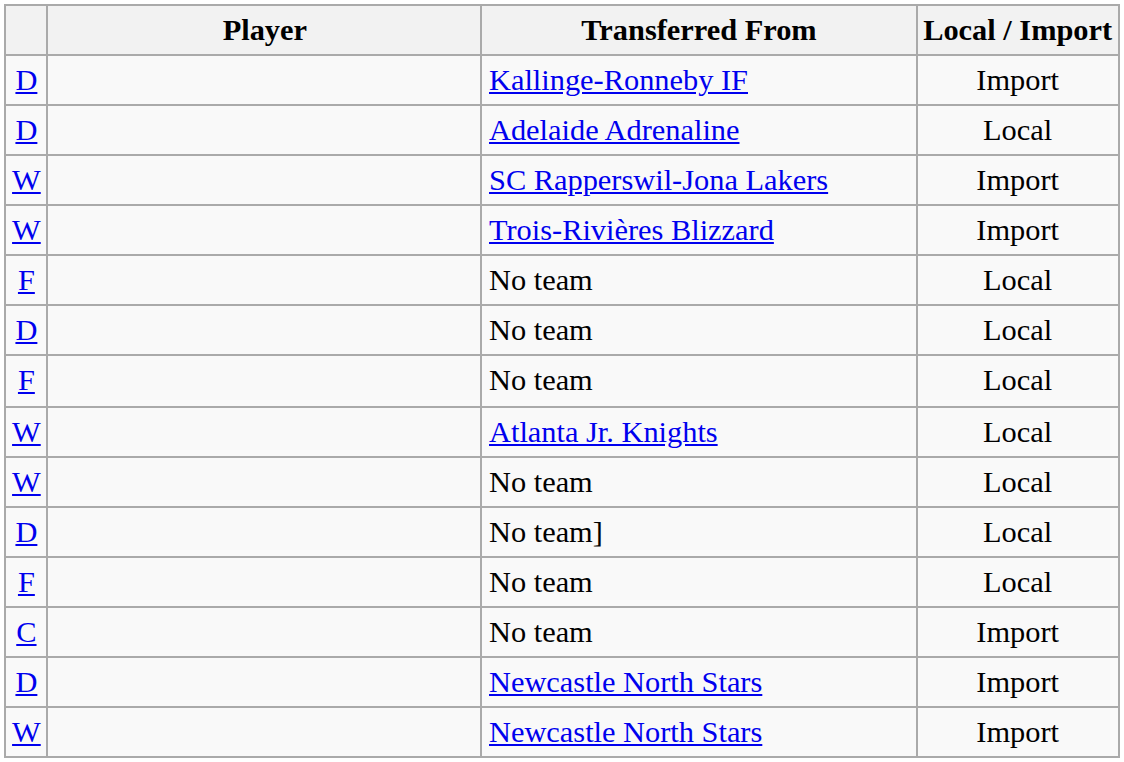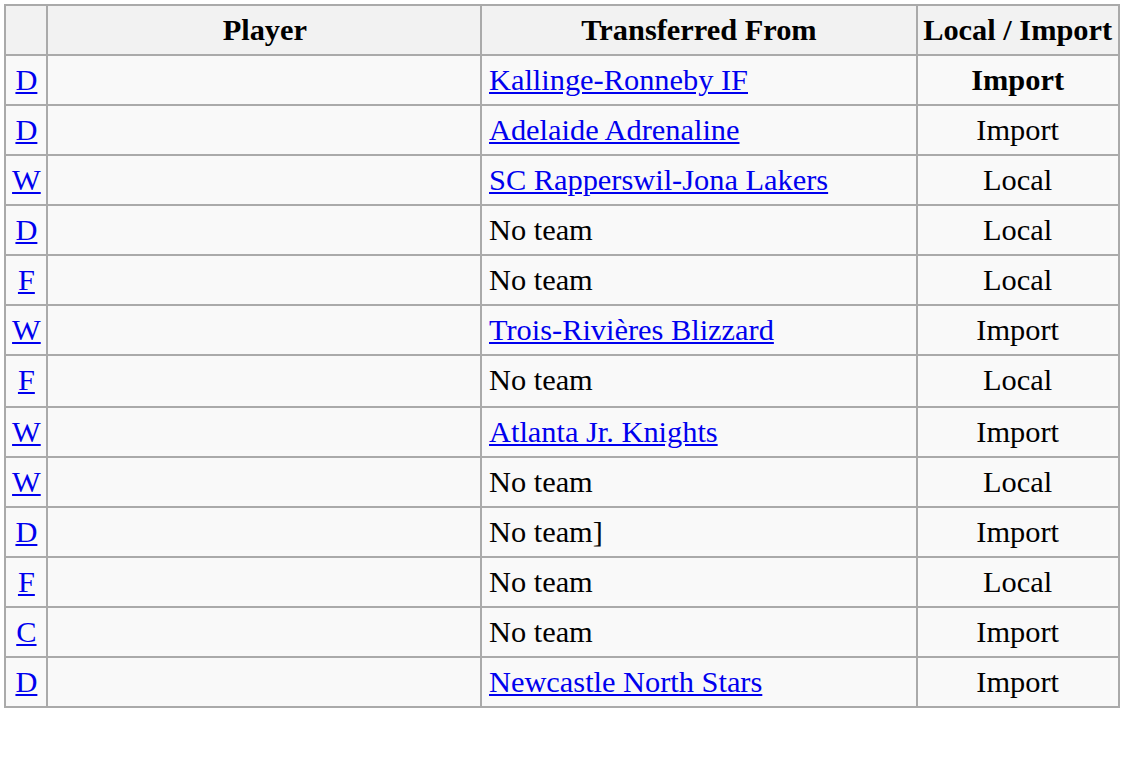(1018, 79) normal -> (1018, 79) bold
(1018, 130) Local -> (1018, 130) Import
(1018, 180) Import -> (1018, 180) Local
rows swapped: (26, 330) <-> (26, 230)
(1018, 430) Local -> (1018, 430) Import
(1018, 530) Local -> (1018, 530) Import
- row: (26, 731)
